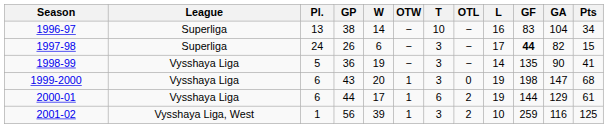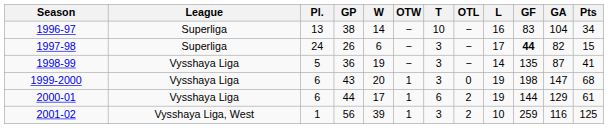(558, 64) 90 -> (558, 64) 87
